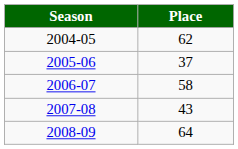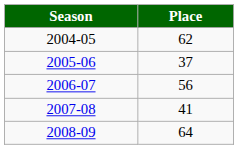(186, 86) 58 -> (186, 86) 56
(186, 109) 43 -> (186, 109) 41
